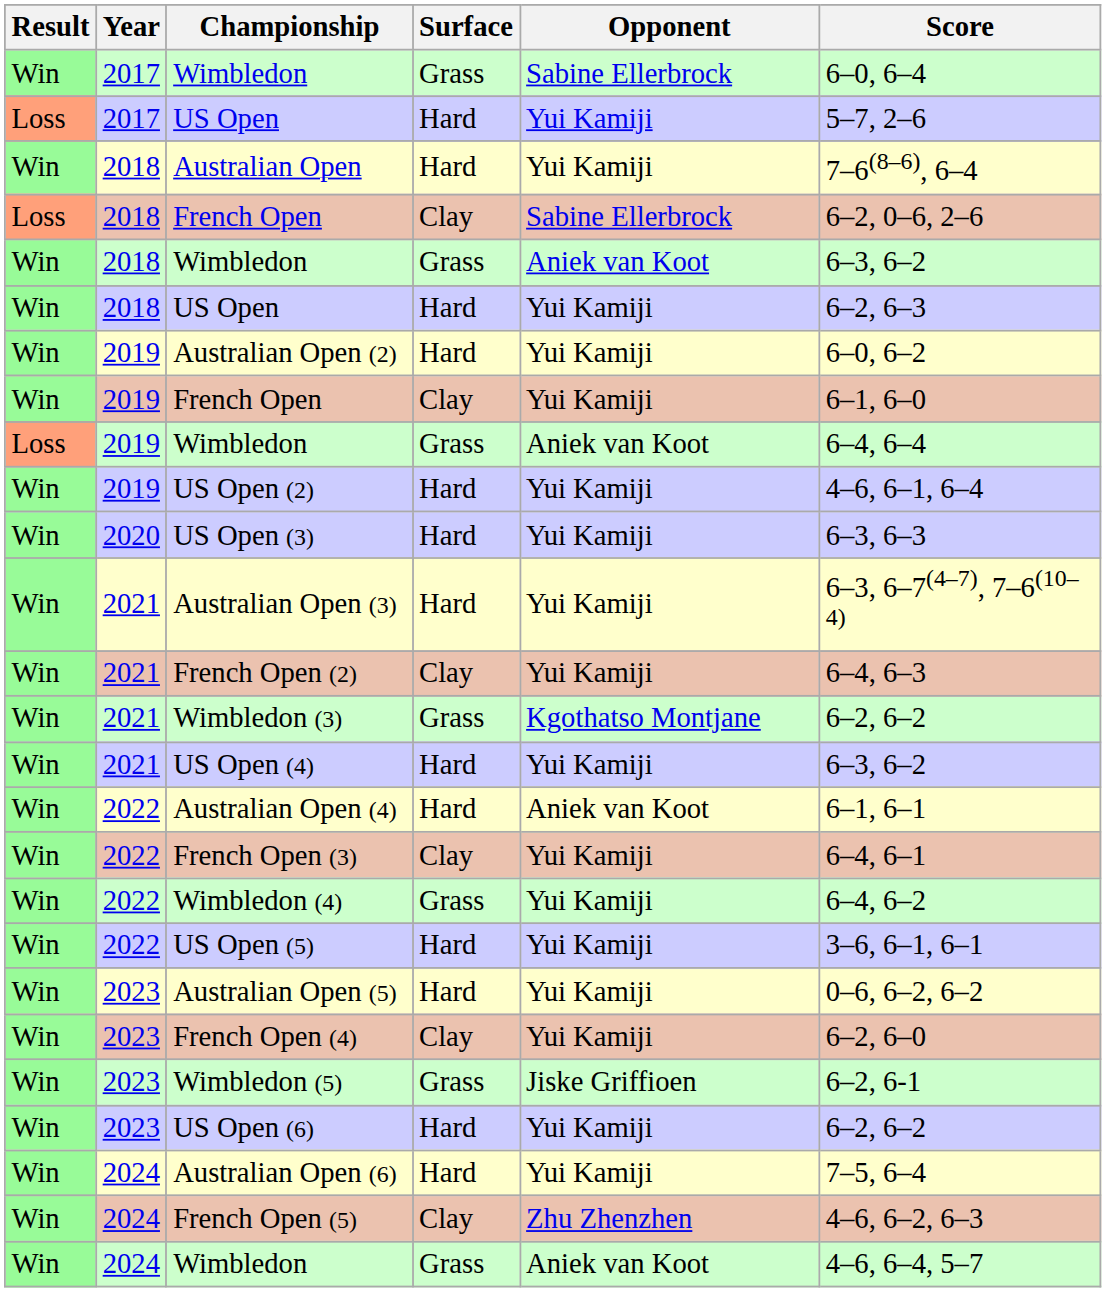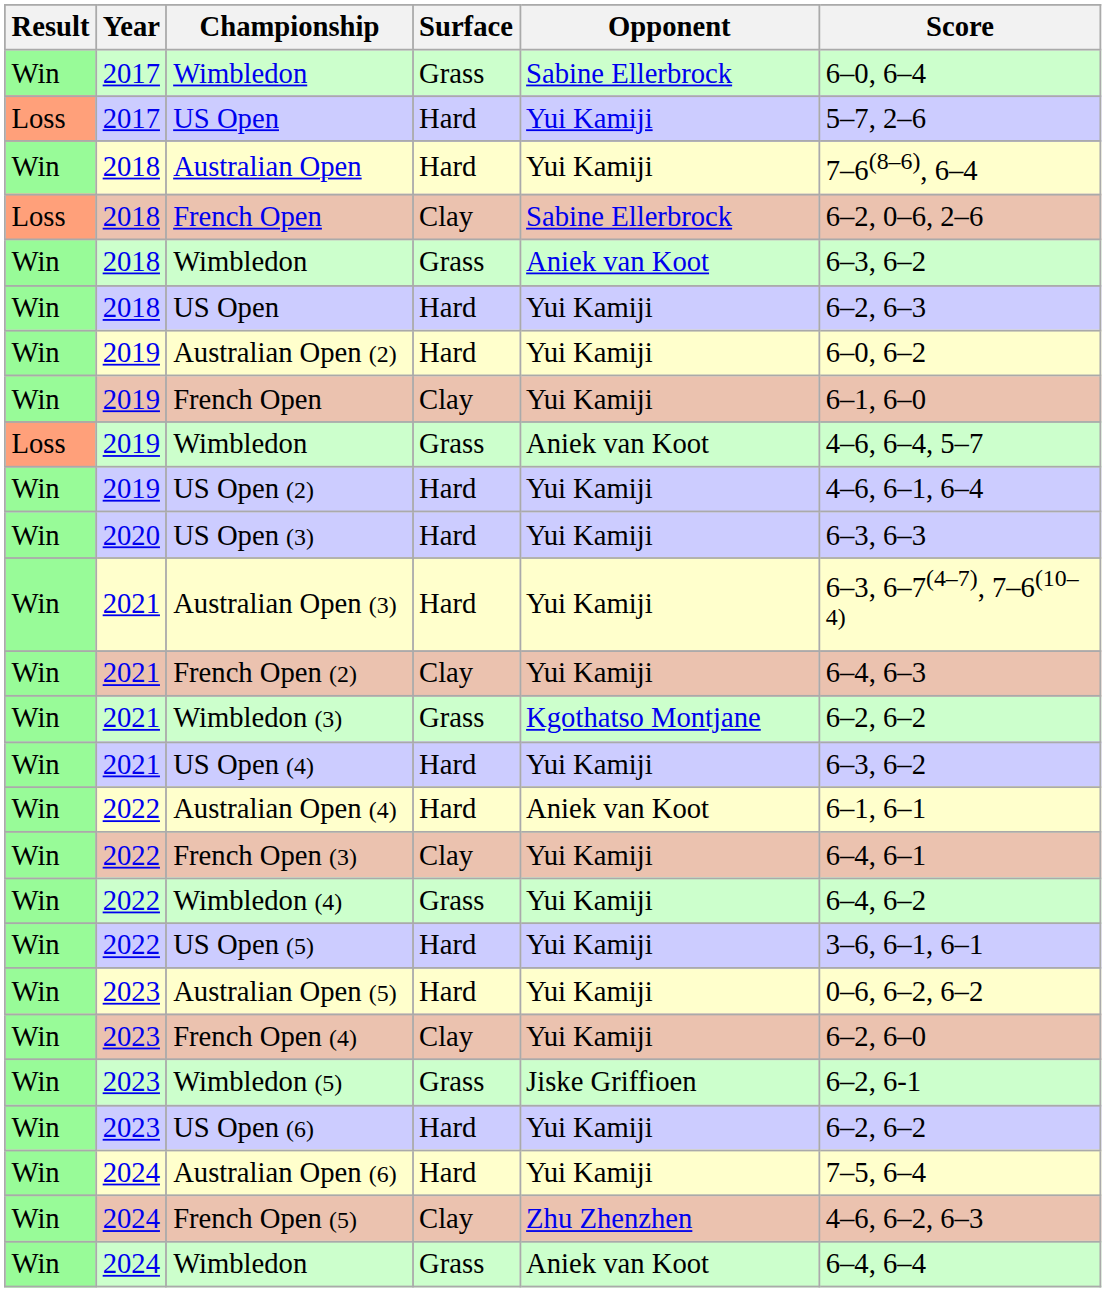(876, 443) 6–4, 6–4 -> (904, 443) 4–6, 6–4, 5–7
(904, 1263) 4–6, 6–4, 5–7 -> (876, 1263) 6–4, 6–4
